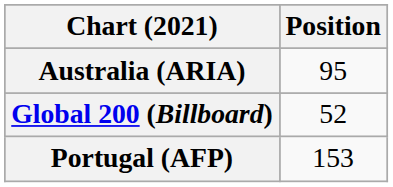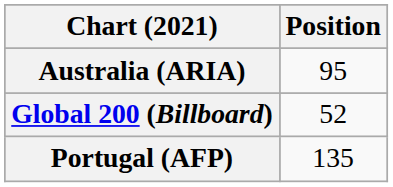(333, 158) 153 -> (333, 158) 135
